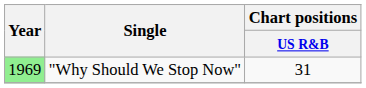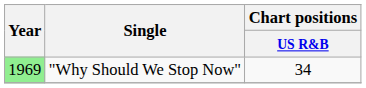(303, 69) 31 -> (303, 69) 34
